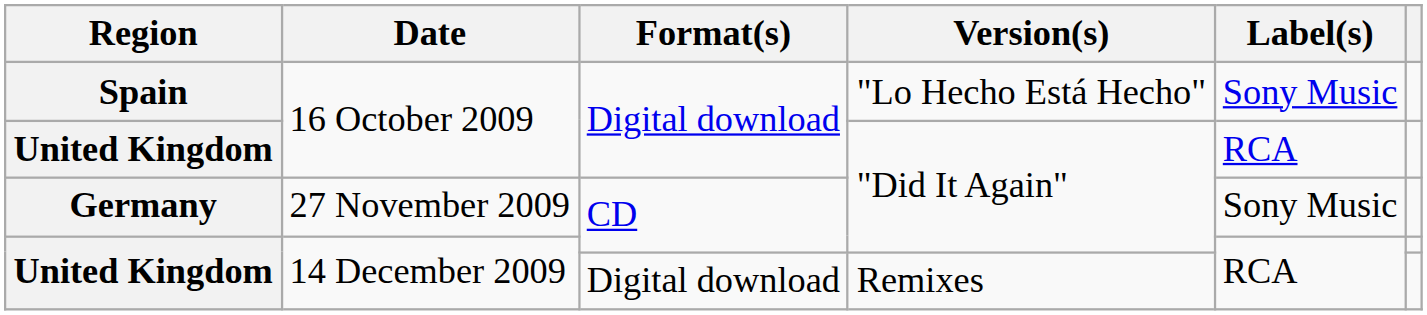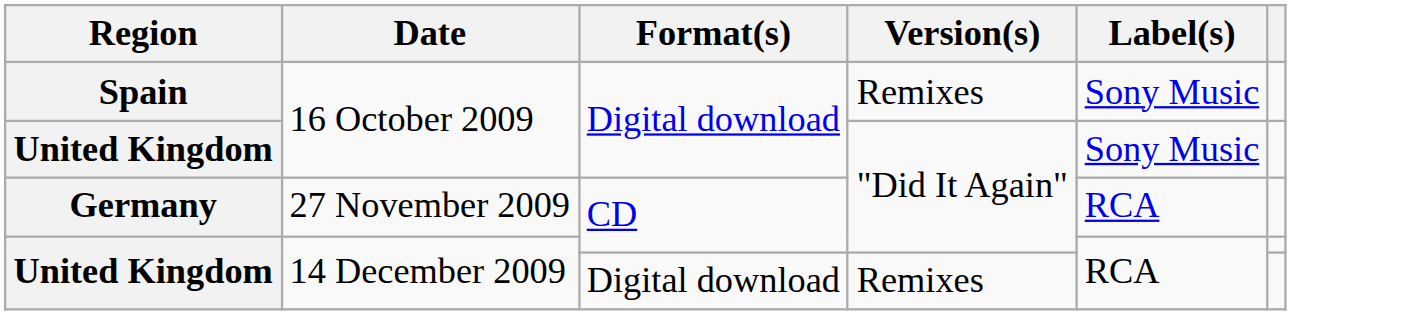(1031, 90) "Lo Hecho Está Hecho" -> (920, 90) Remixes
(1260, 148) RCA -> (1172, 148) Sony Music
(1310, 206) Sony Music -> (1122, 206) RCA
